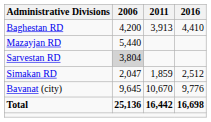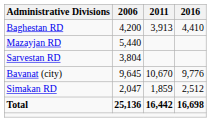(130, 58) lightgrey background -> (130, 58) no background
rows swapped: (32, 74) <-> (34, 89)
